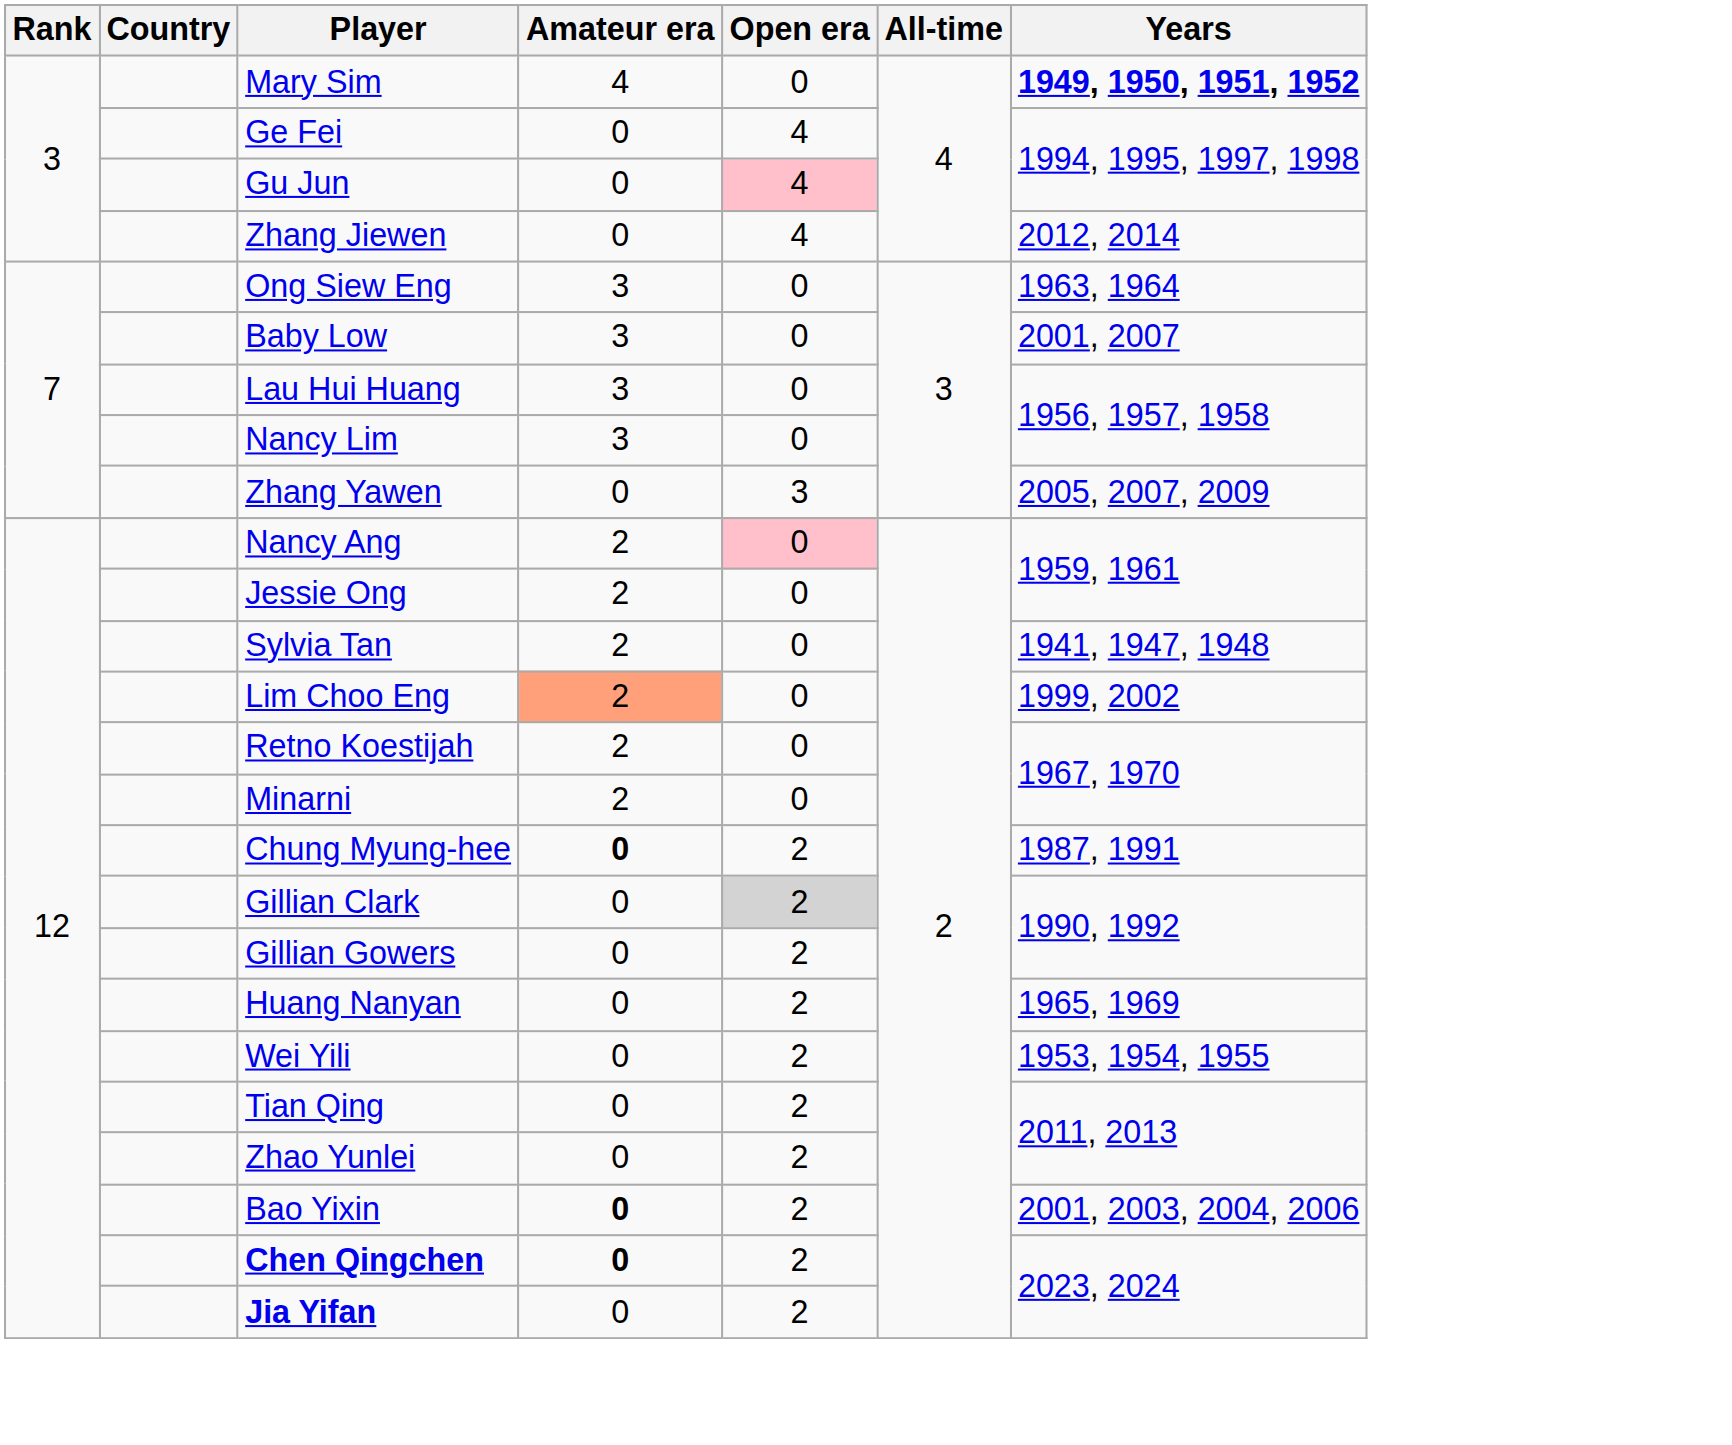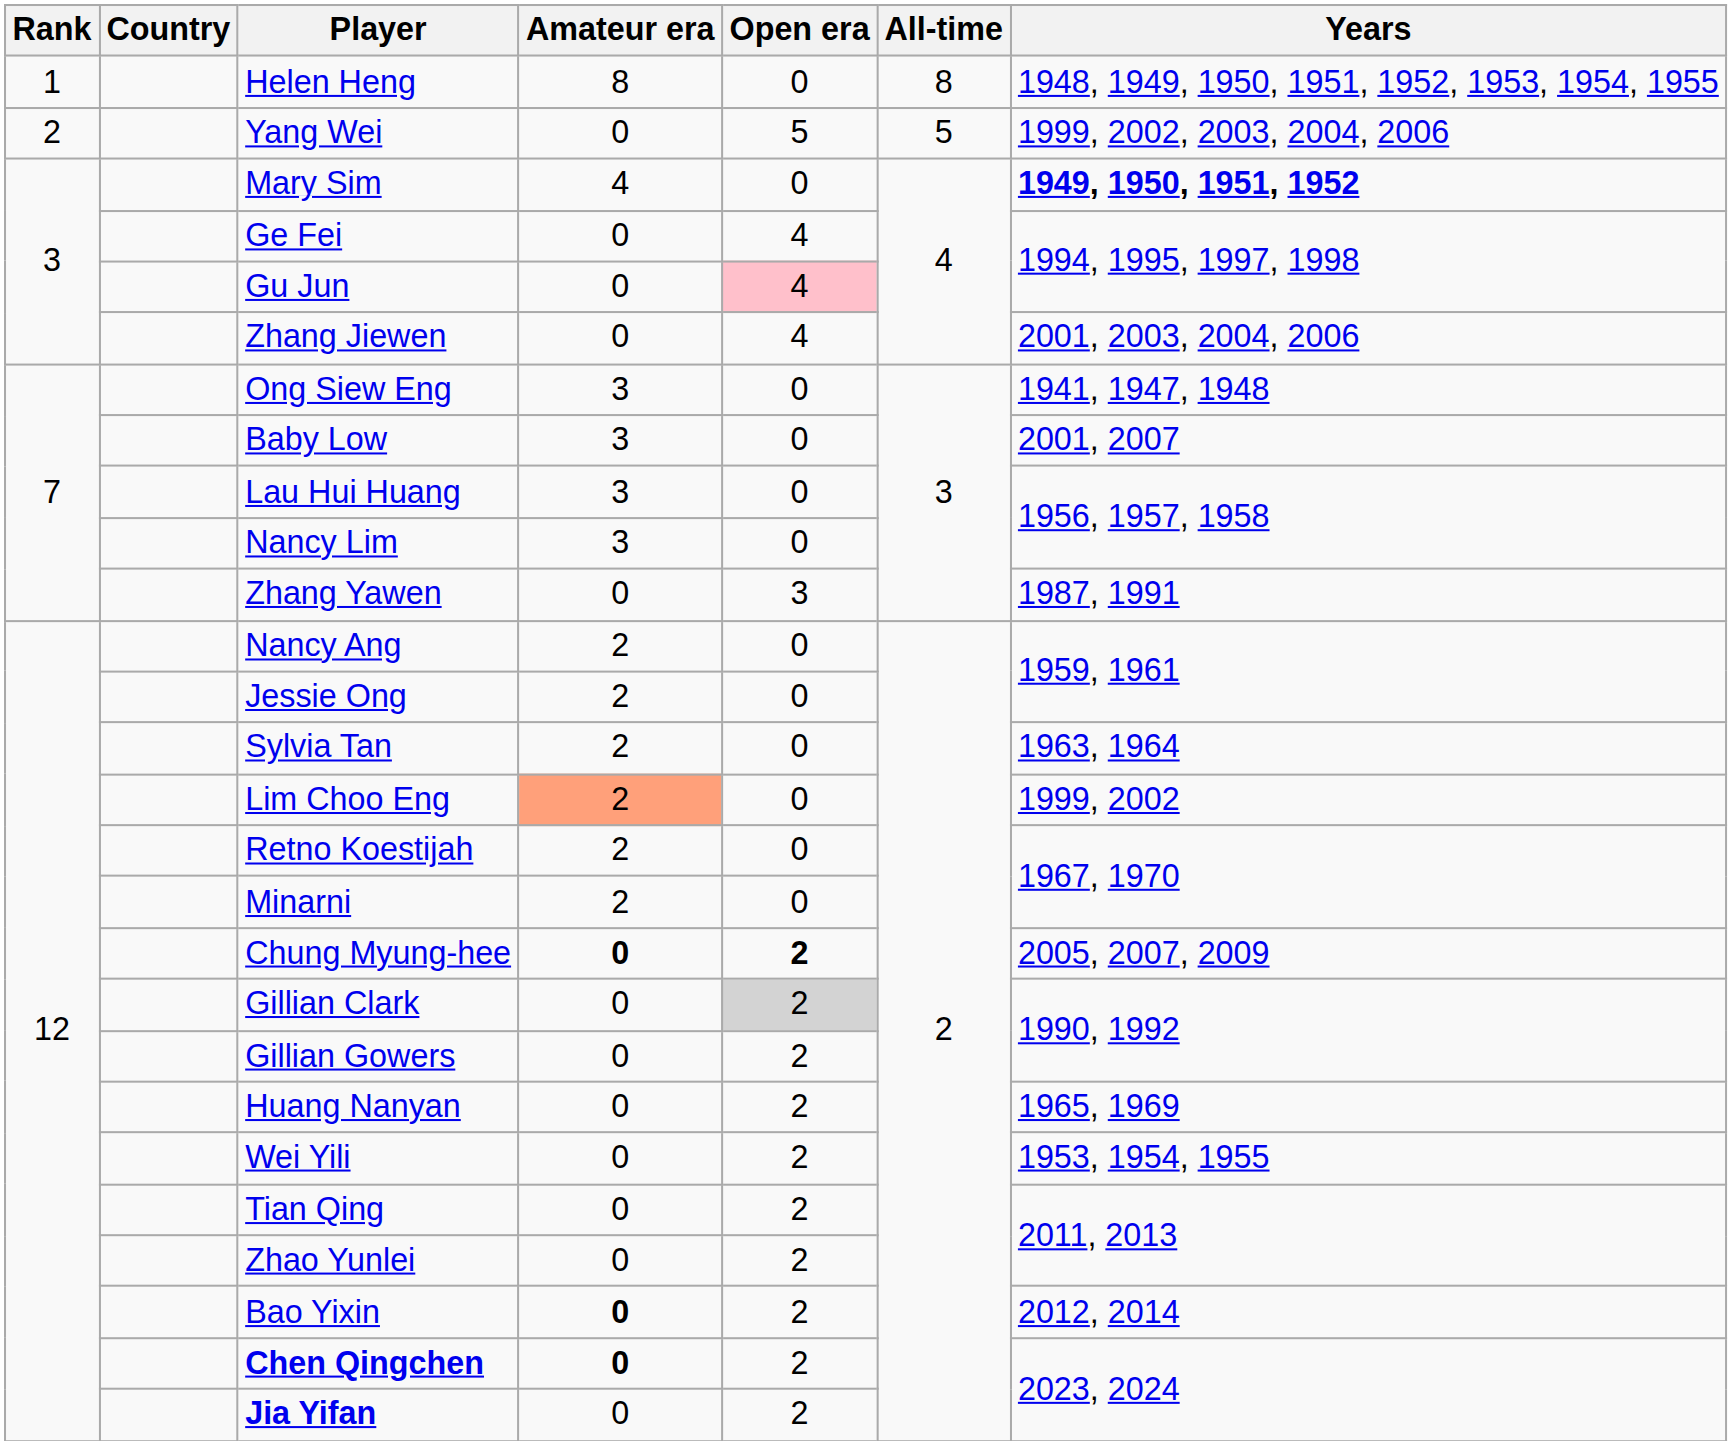+ row: (331, 81)
+ row: (314, 132)
(1099, 235) 2012, 2014 -> (1189, 337) 2001, 2003, 2004, 2006
(1099, 286) 1963, 1964 -> (1144, 388) 1941, 1947, 1948
(1144, 491) 2005, 2007, 2009 -> (1099, 593) 1987, 1991
(800, 542) pink background -> (800, 645) no background
(1144, 645) 1941, 1947, 1948 -> (1099, 747) 1963, 1964
(800, 850) normal -> (800, 952) bold
(1099, 850) 1987, 1991 -> (1144, 952) 2005, 2007, 2009
(1189, 1209) 2001, 2003, 2004, 2006 -> (1099, 1311) 2012, 2014
